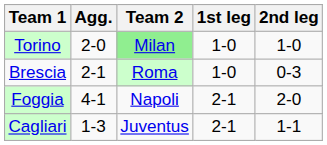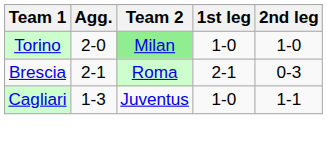(224, 72) 1-0 -> (224, 72) 2-1
- row: (37, 99)
(224, 126) 2-1 -> (224, 99) 1-0
